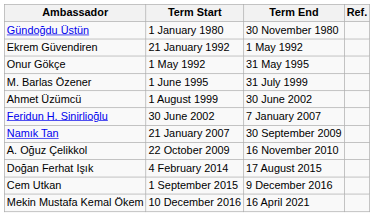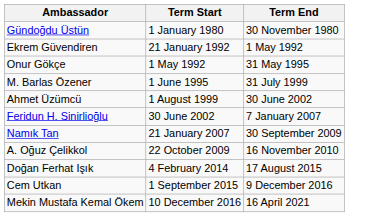- column: (357, 13)
